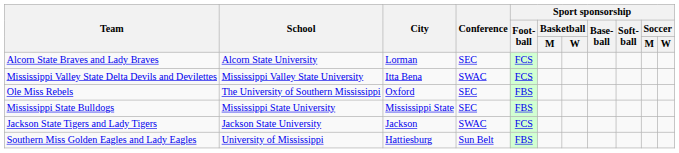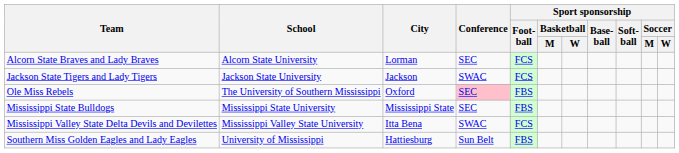rows swapped: (82, 124) <-> (112, 76)
(468, 92) no background -> (468, 92) pink background
